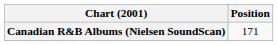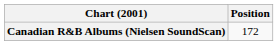(250, 31) 171 -> (250, 31) 172
